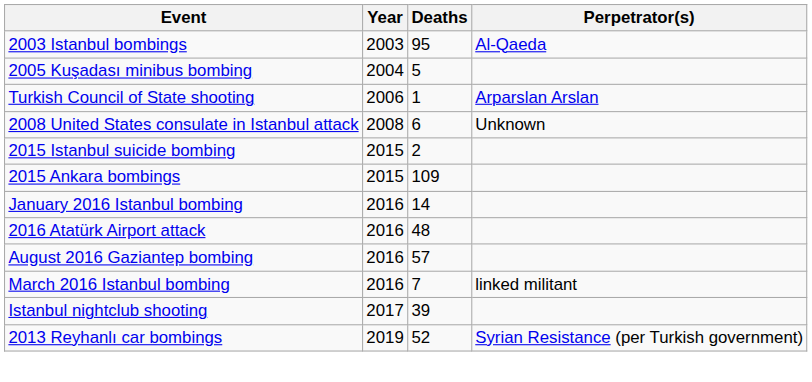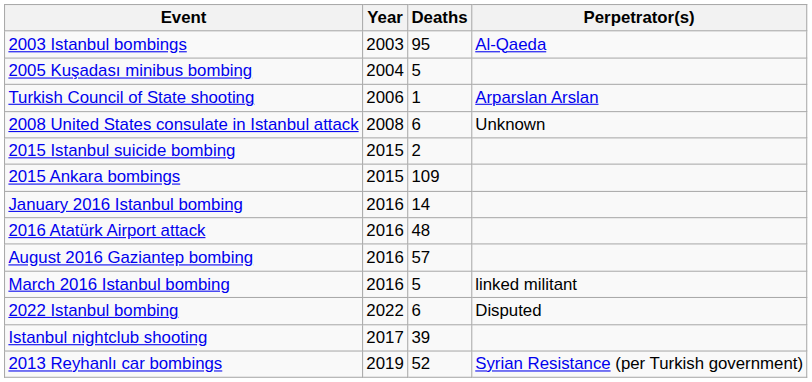(416, 284) 7 -> (416, 284) 5
+ row: (93, 310)
